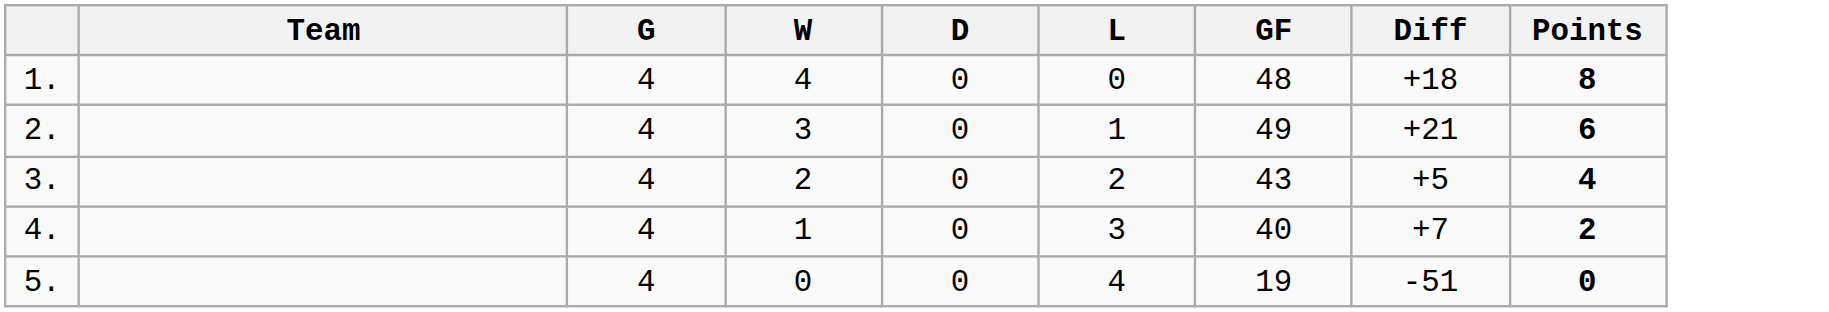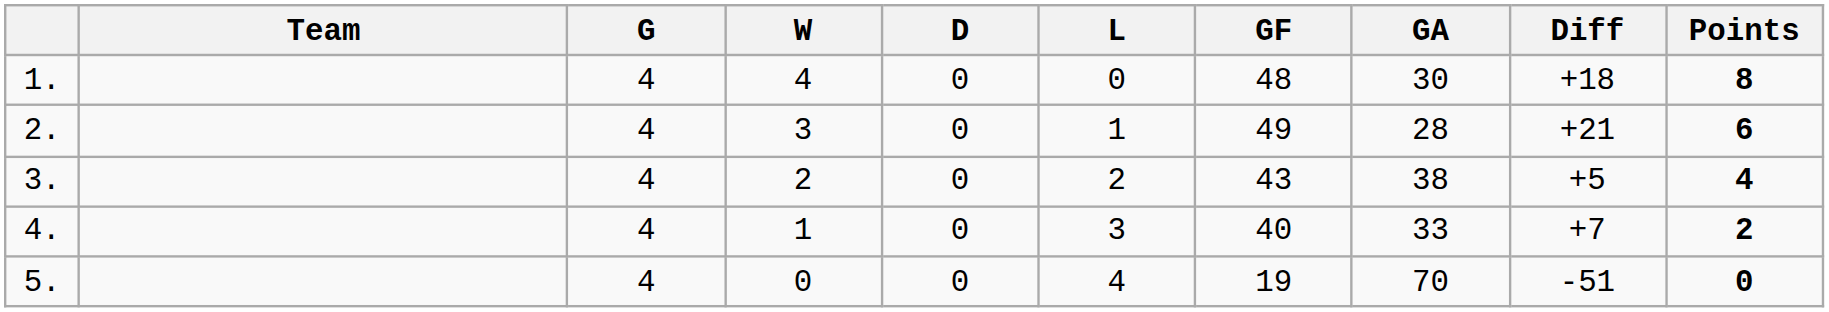+ column: (1430, 30)
